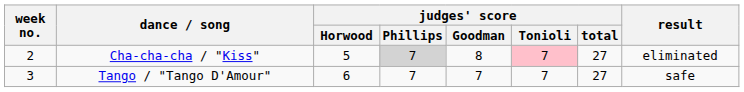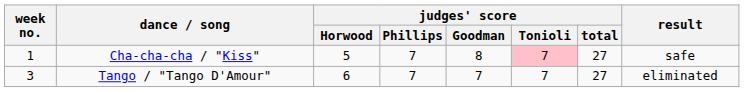(30, 56) 2 -> (30, 56) 1
(413, 56) lightgrey background -> (413, 56) no background
(680, 56) eliminated -> (680, 56) safe
(680, 76) safe -> (680, 76) eliminated
